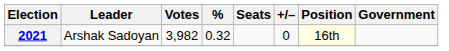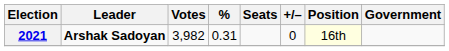(111, 35) normal -> (115, 35) bold
(218, 35) 0.32 -> (224, 35) 0.31
